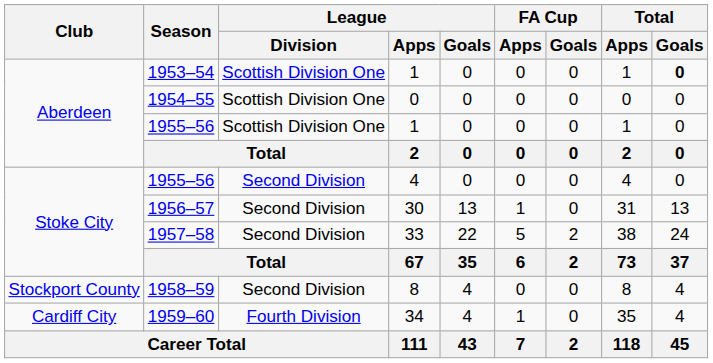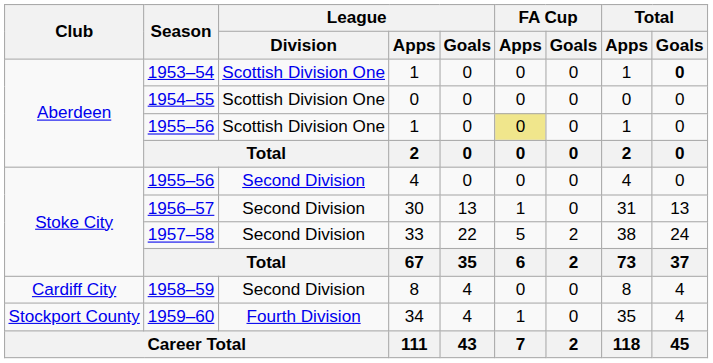(520, 126) no background -> (520, 126) khaki background
(74, 289) Stockport County -> (74, 289) Cardiff City
(74, 316) Cardiff City -> (74, 316) Stockport County
